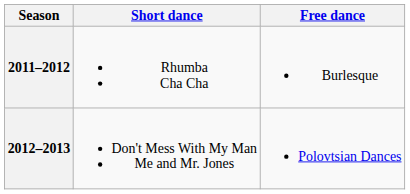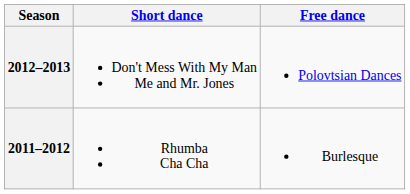rows swapped: (39, 148) <-> (39, 67)
